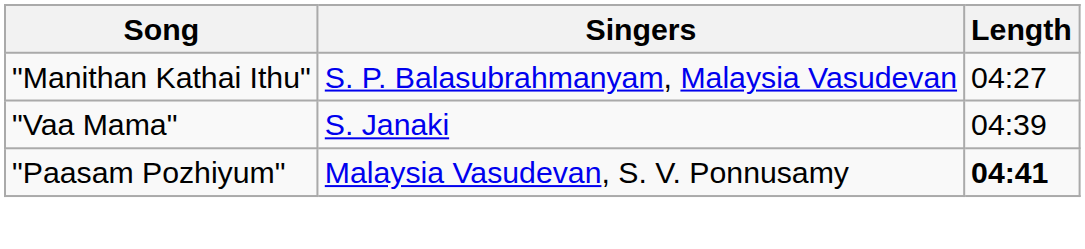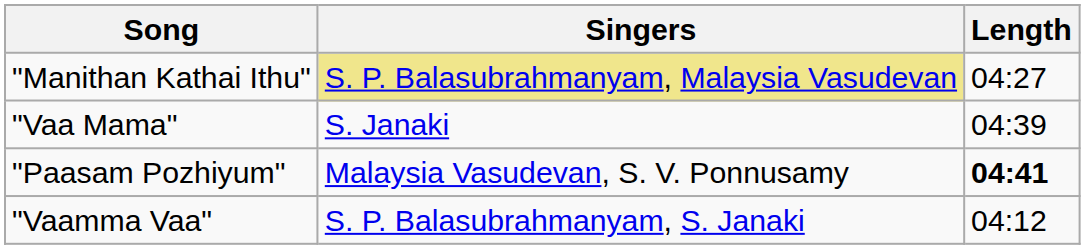(641, 77) no background -> (641, 77) khaki background
+ row: (112, 221)
